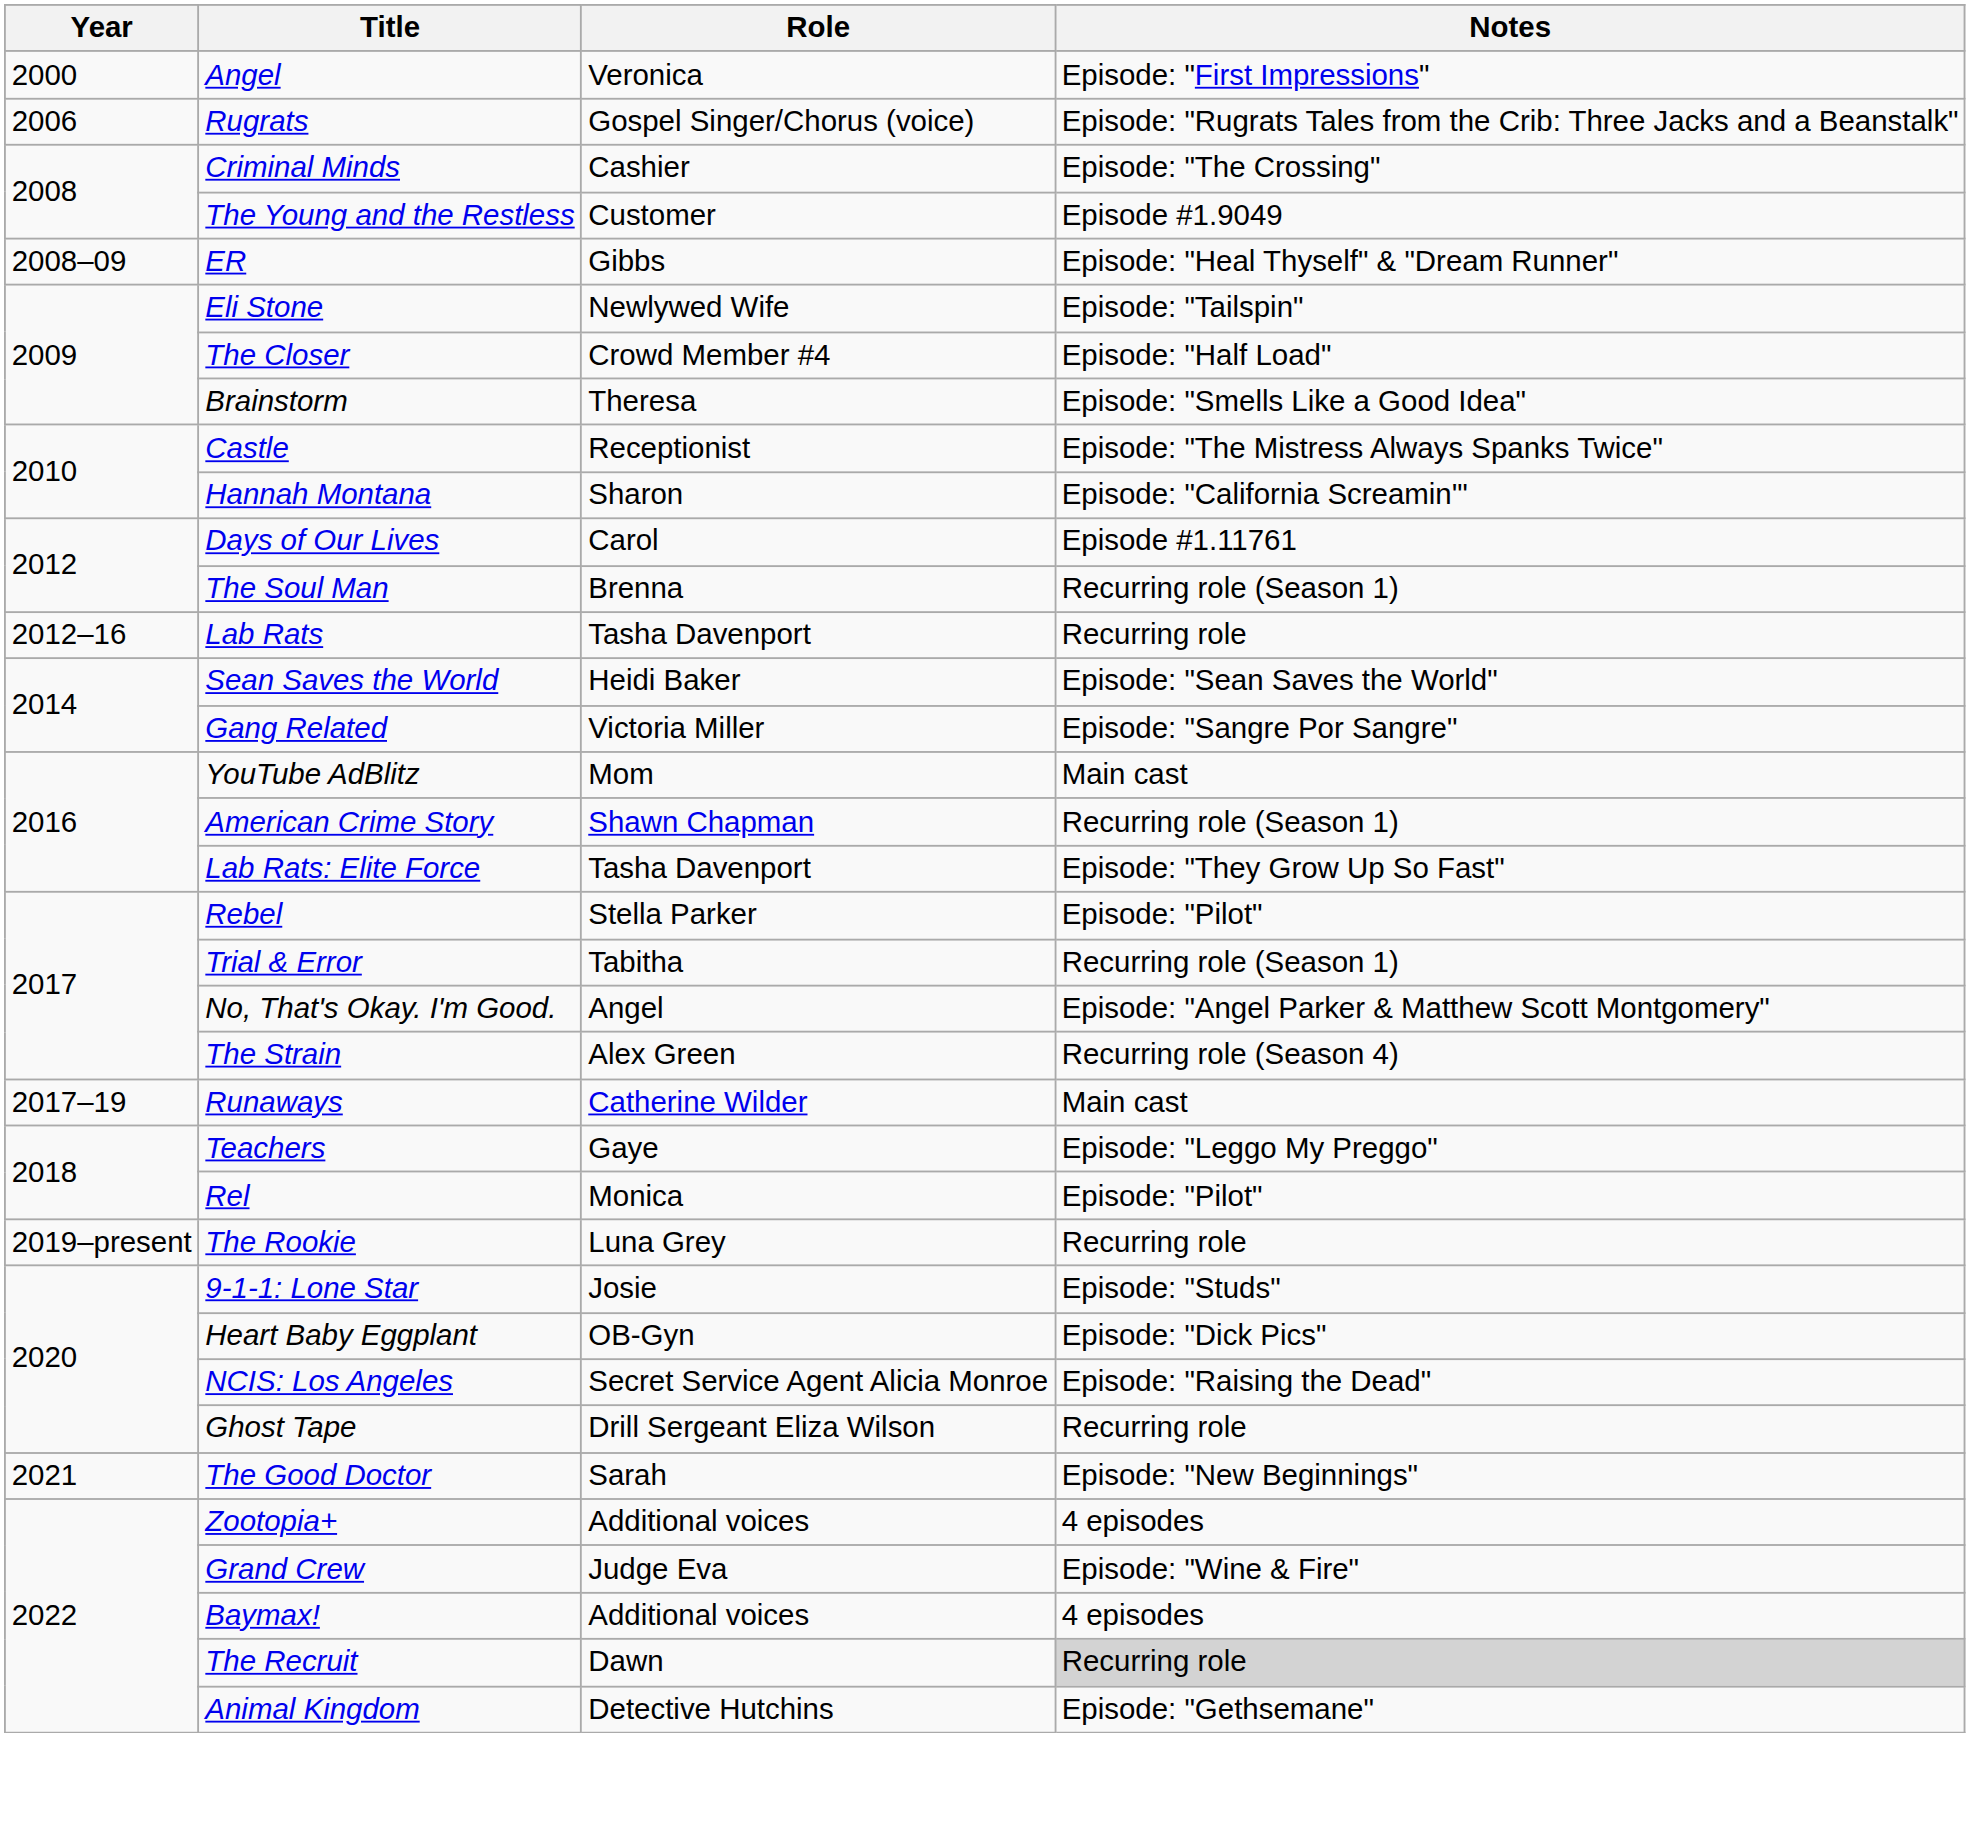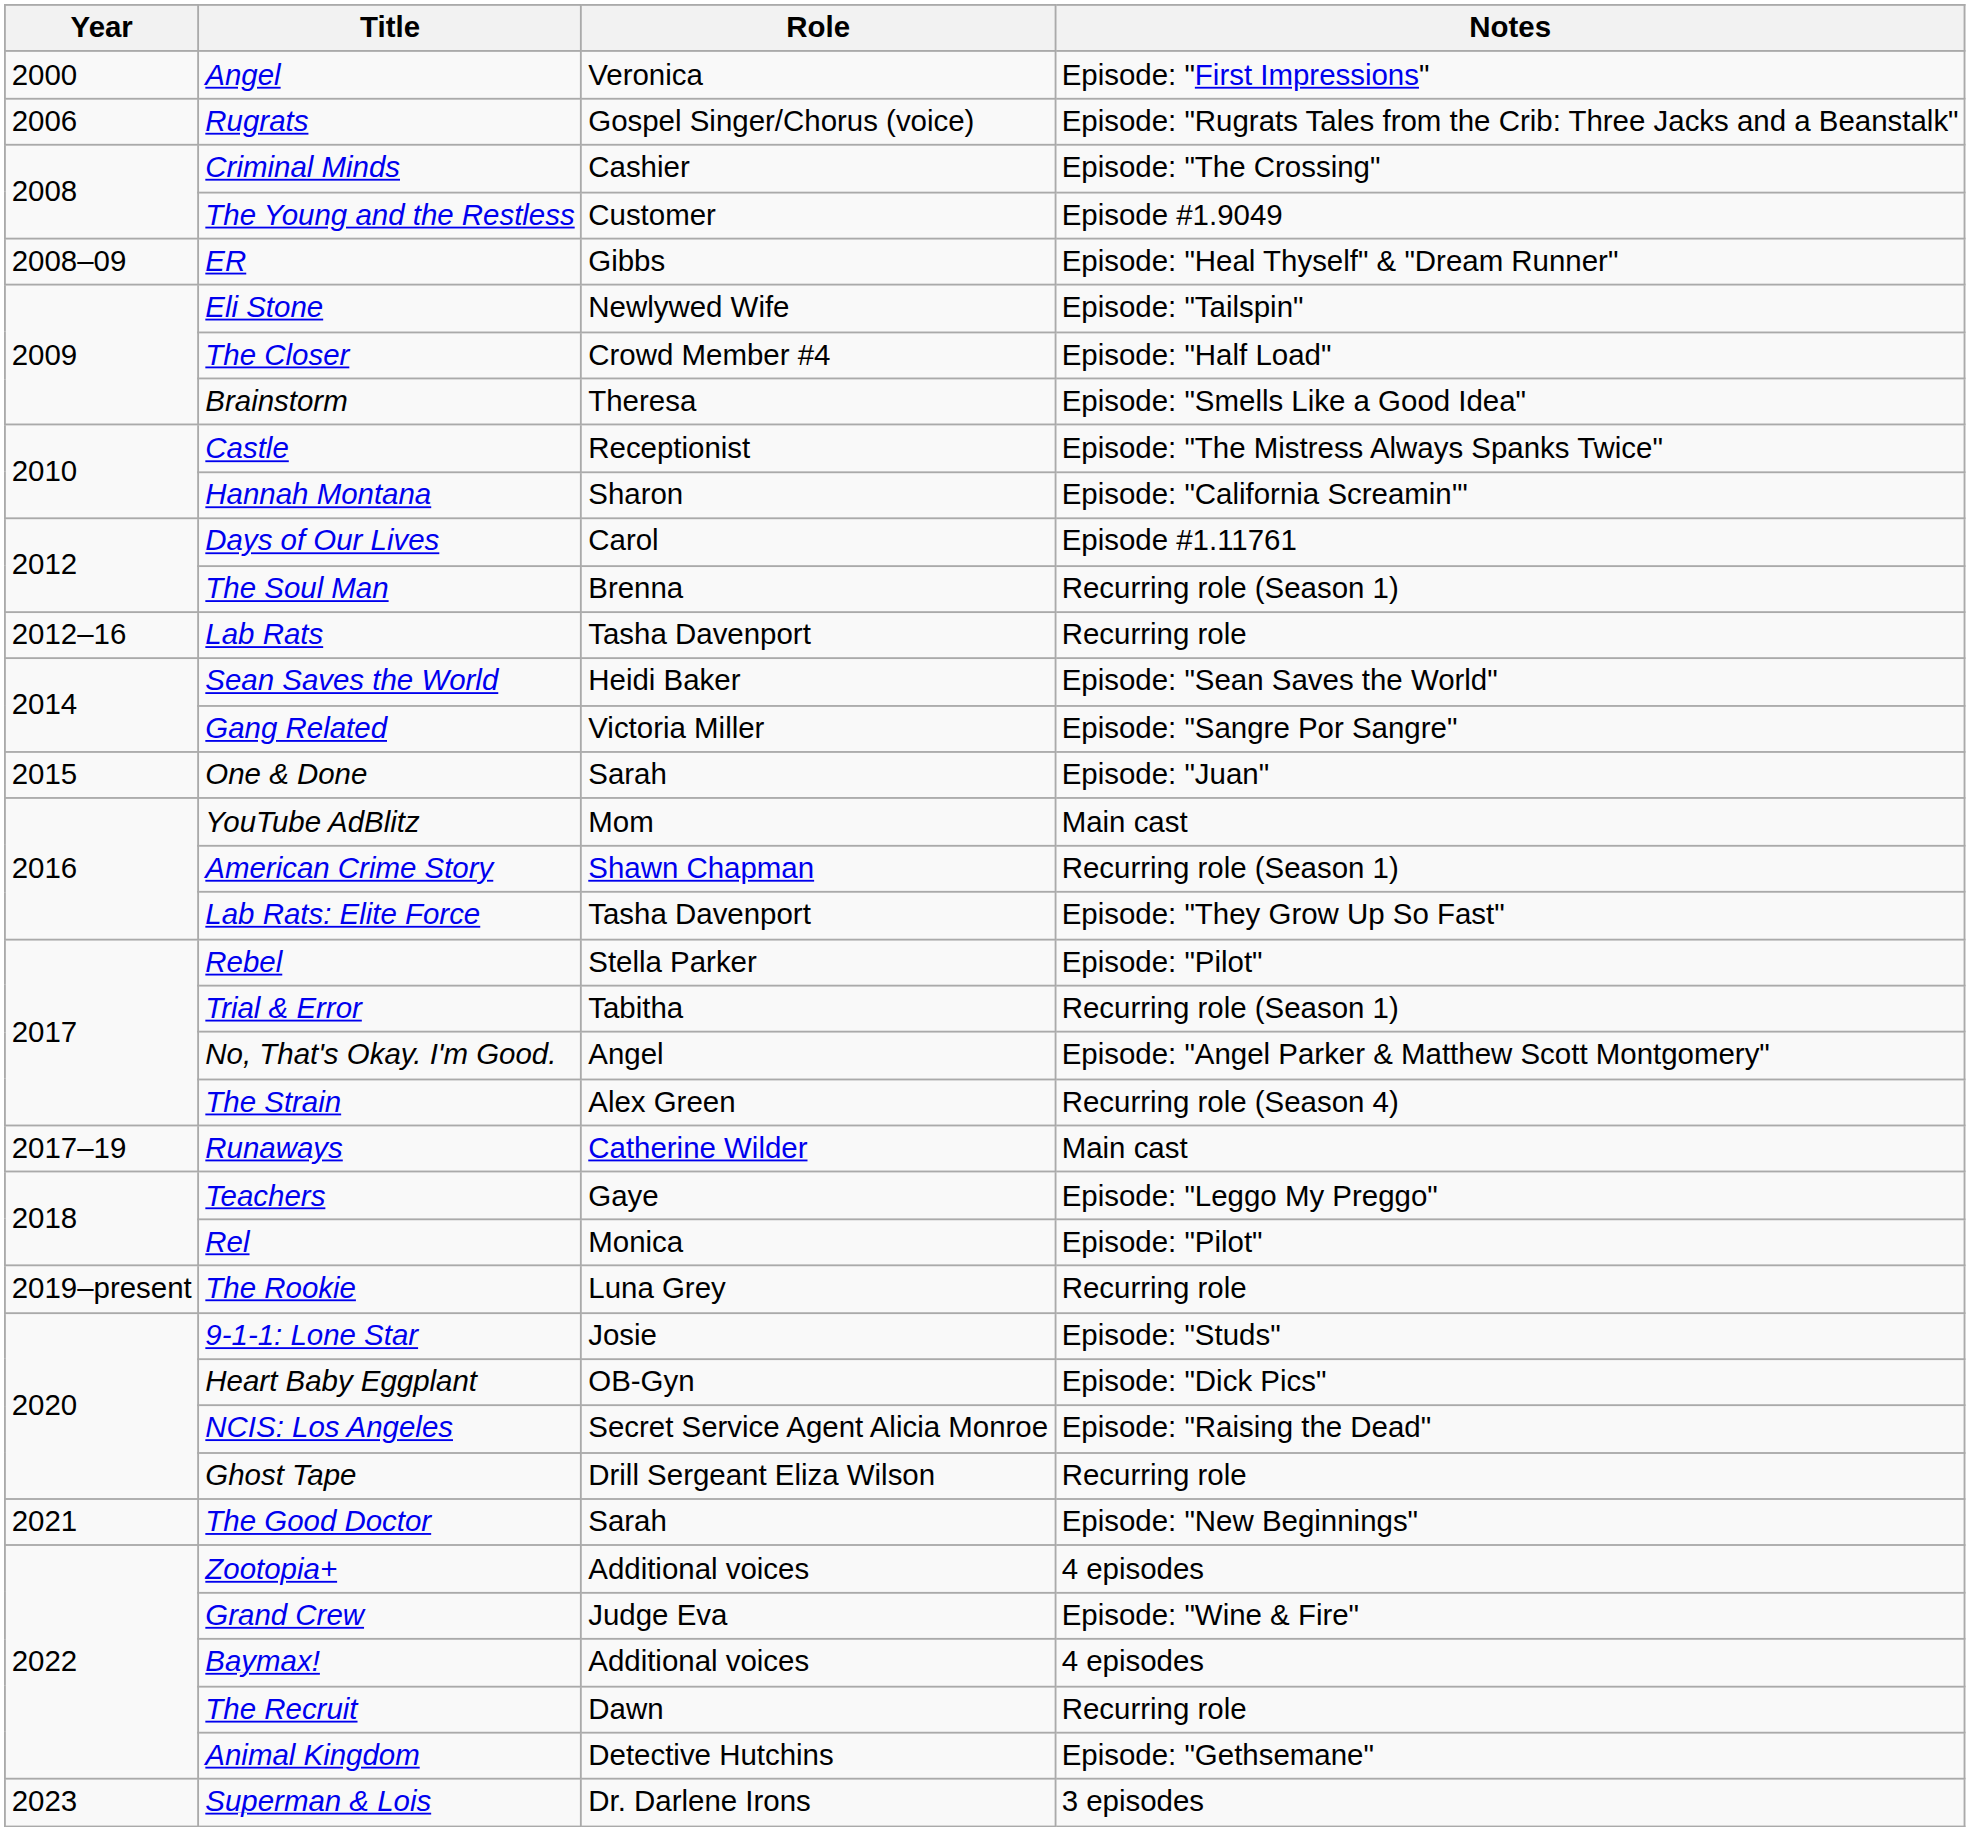+ row: (286, 774)
(1154, 1661) lightgrey background -> (1154, 1708) no background
+ row: (318, 1802)
